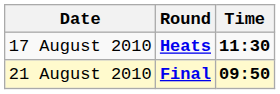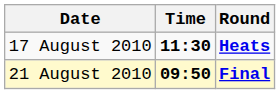columns swapped: (245, 19) <-> (185, 19)
